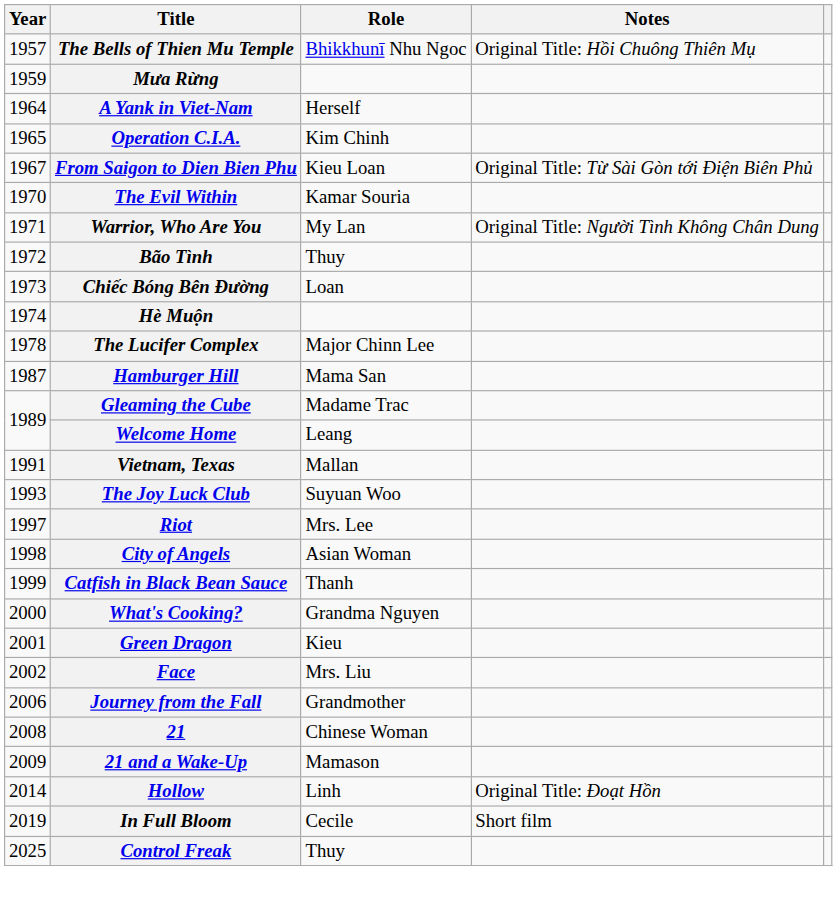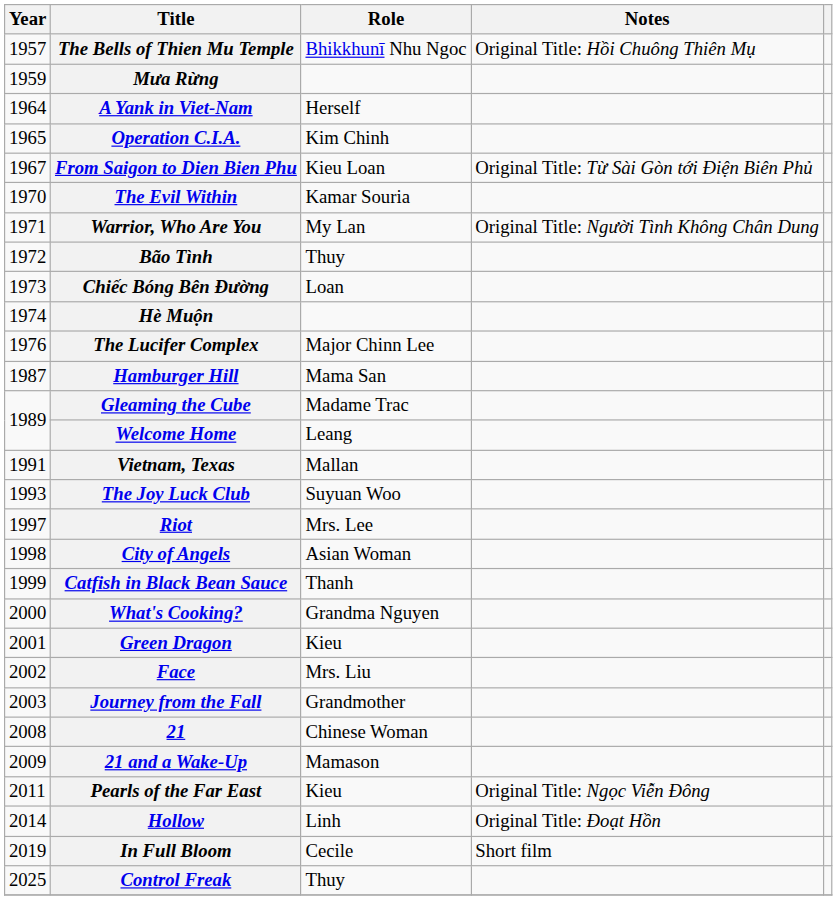(28, 345) 1978 -> (28, 345) 1976
(28, 702) 2006 -> (28, 702) 2003
+ row: (176, 791)
